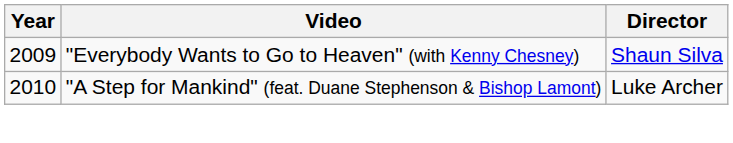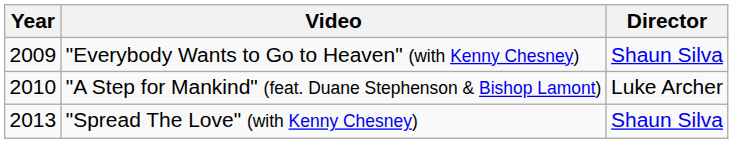+ row: (242, 120)
